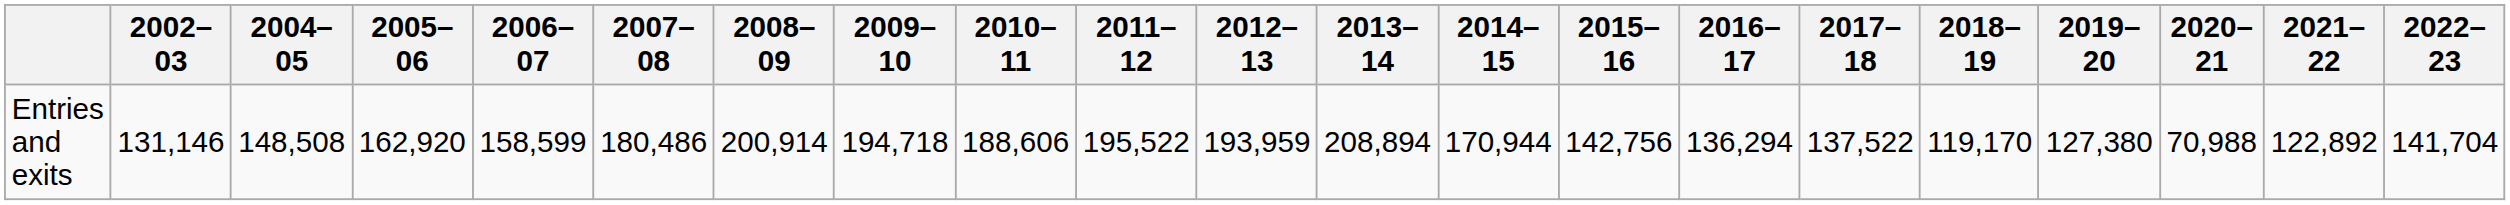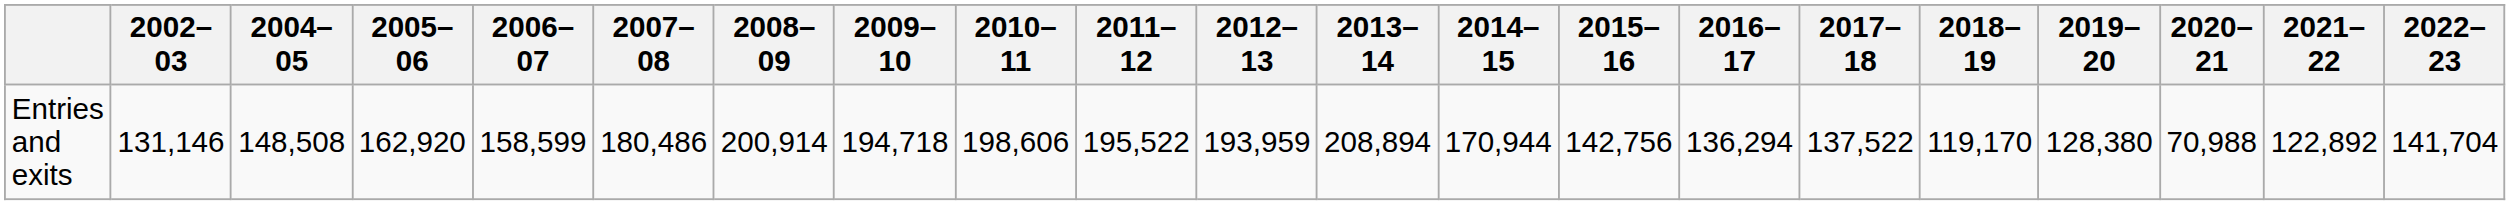(1016, 141) 188,606 -> (1016, 141) 198,606
(2099, 141) 127,380 -> (2099, 141) 128,380
